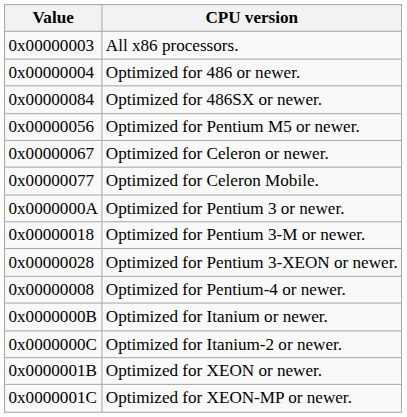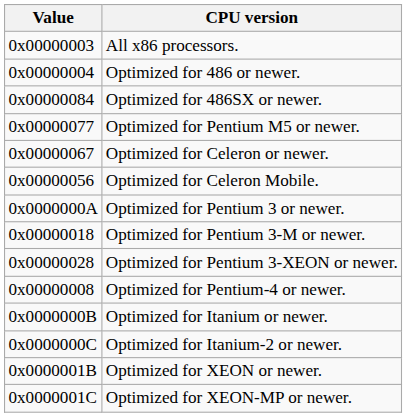(51, 126) 0x00000056 -> (51, 126) 0x00000077
(51, 180) 0x00000077 -> (51, 180) 0x00000056
